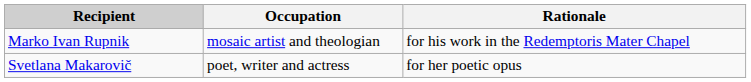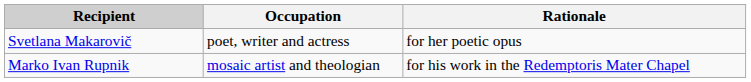rows swapped: (70, 65) <-> (69, 41)
